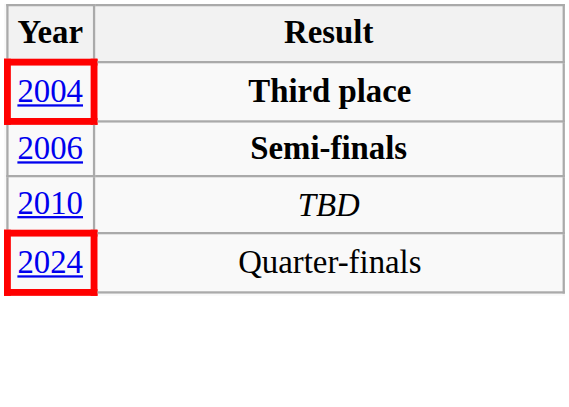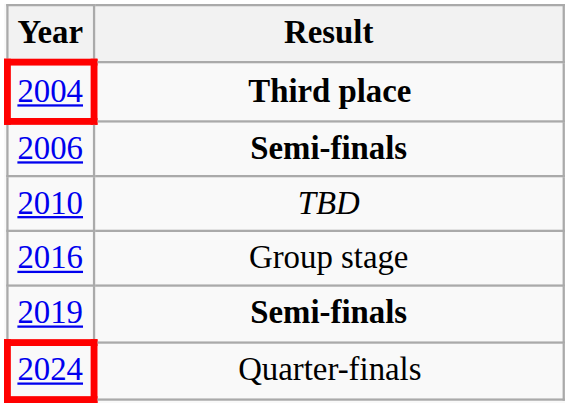+ row: (50, 257)
+ row: (50, 311)
